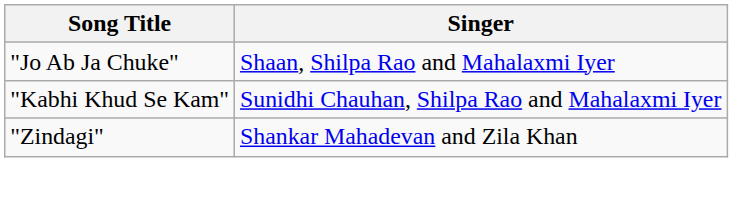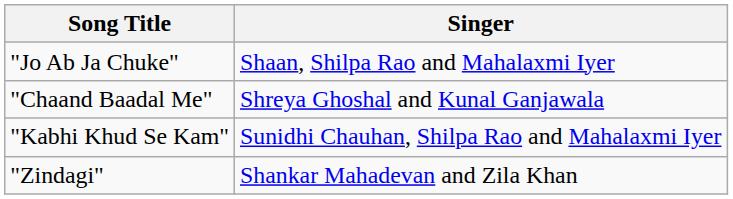+ row: (111, 99)
